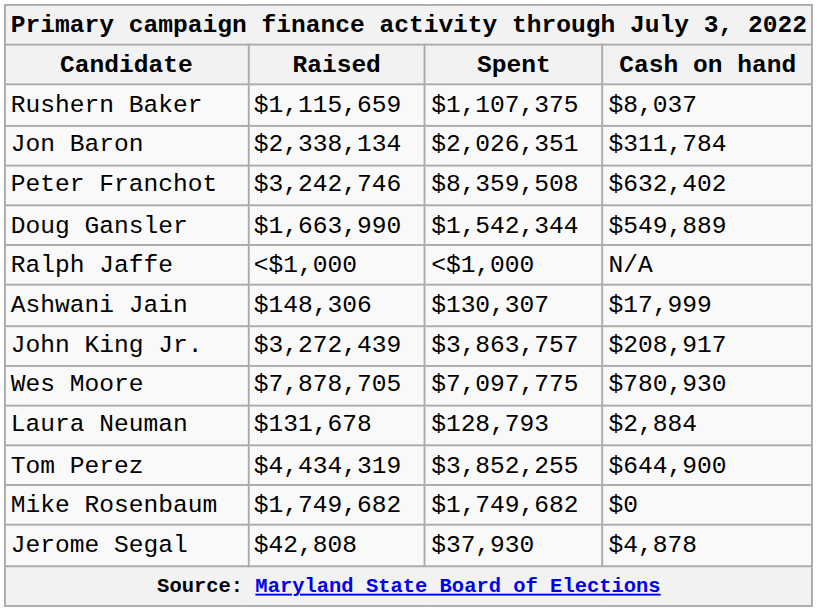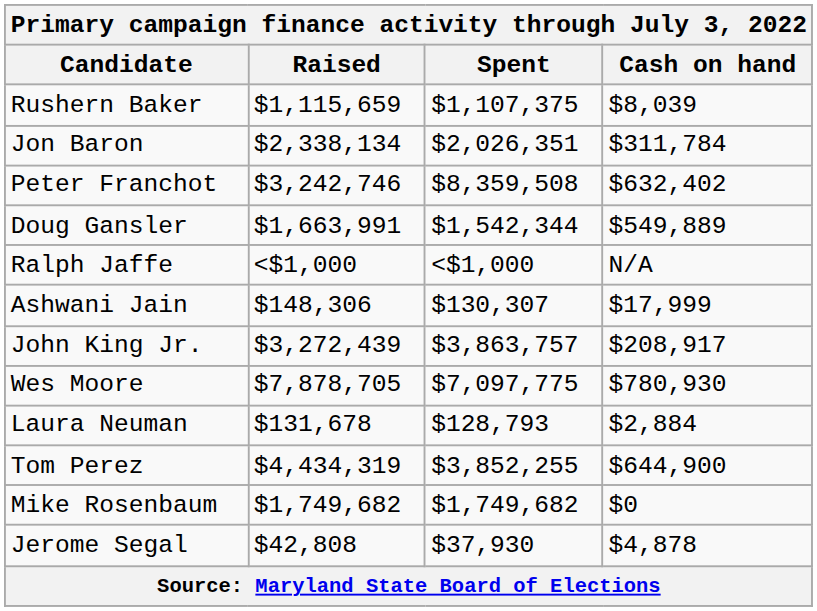(653, 105) $8,037 -> (653, 105) $8,039
(328, 225) $1,663,990 -> (328, 225) $1,663,991
